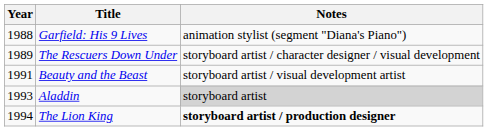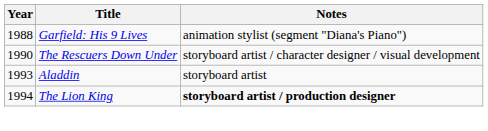(20, 55) 1989 -> (20, 55) 1990
- row: (93, 75)
(225, 95) lightgrey background -> (225, 75) no background
